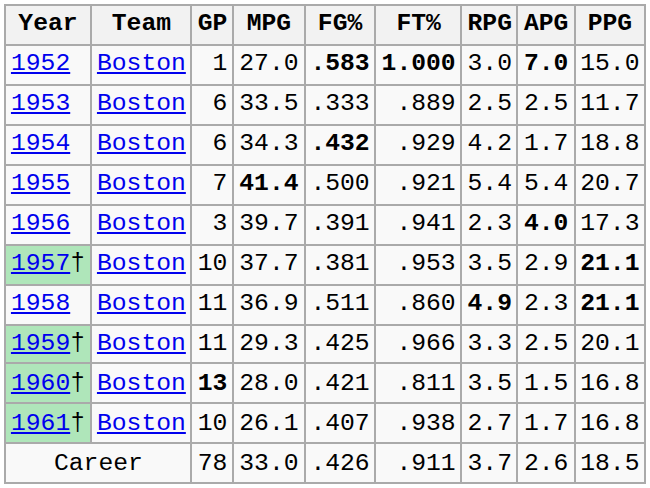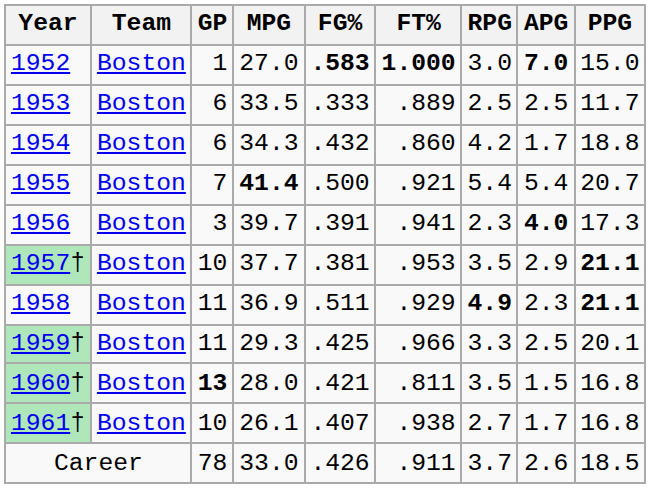(340, 145) bold -> (340, 145) normal
(426, 145) .929 -> (426, 145) .860
(426, 304) .860 -> (426, 304) .929
